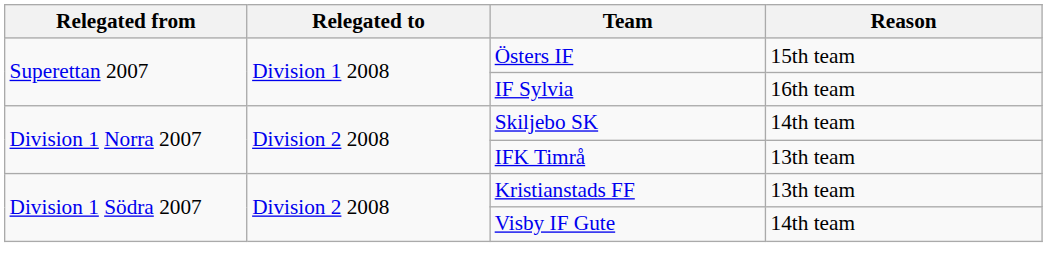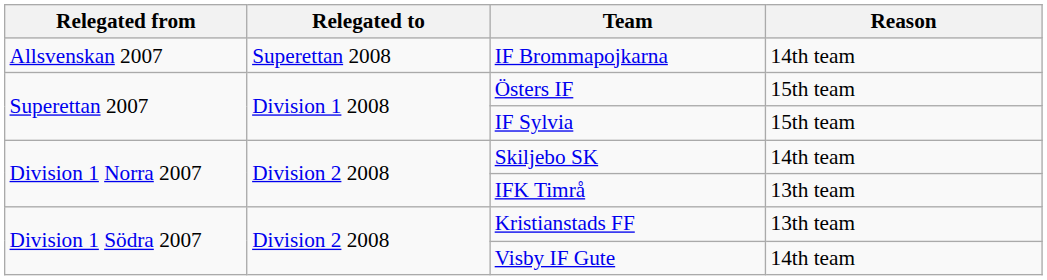+ row: (581, 55)
(813, 88) 16th team -> (813, 122) 15th team
